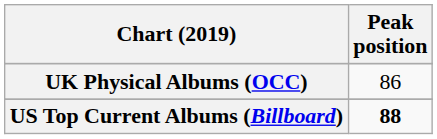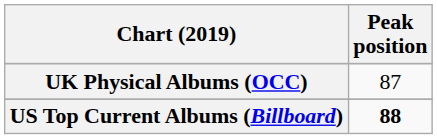(390, 81) 86 -> (390, 81) 87
